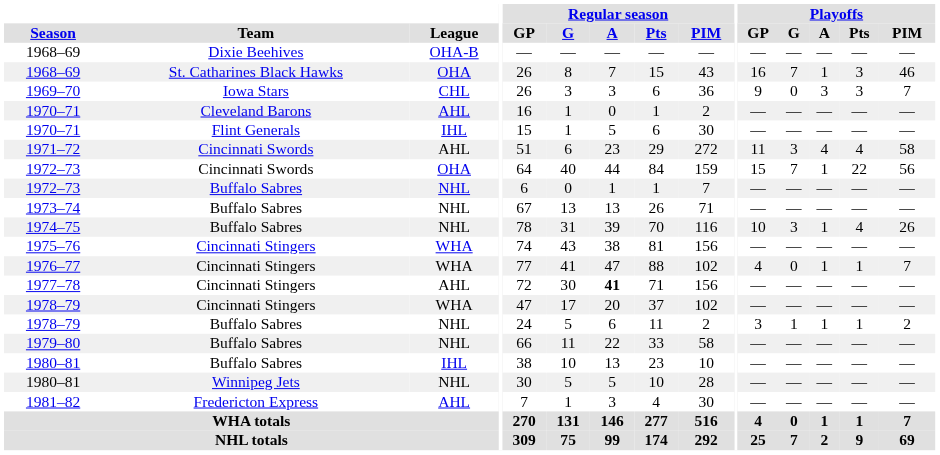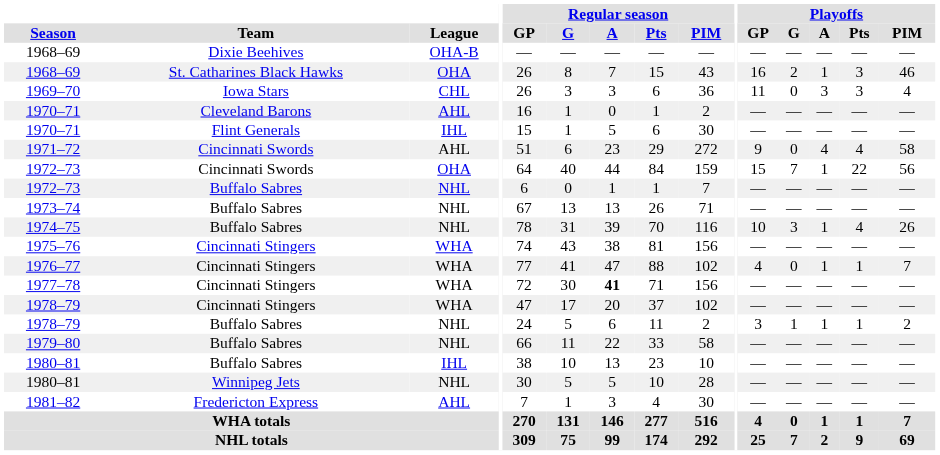(794, 71) 7 -> (794, 71) 2
(758, 91) 9 -> (758, 91) 11
(907, 91) 7 -> (907, 91) 4
(758, 149) 11 -> (758, 149) 9
(794, 149) 3 -> (794, 149) 0
(454, 285) AHL -> (454, 285) WHA
